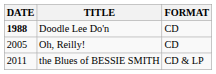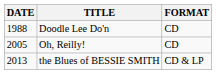(17, 28) bold -> (17, 28) normal
(17, 61) 2011 -> (17, 61) 2013
